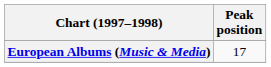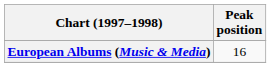(239, 51) 17 -> (239, 51) 16
